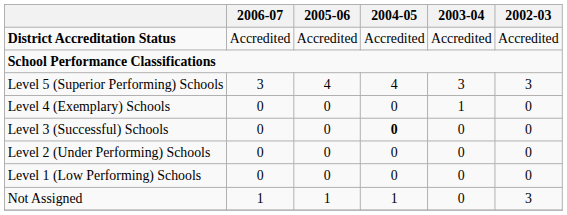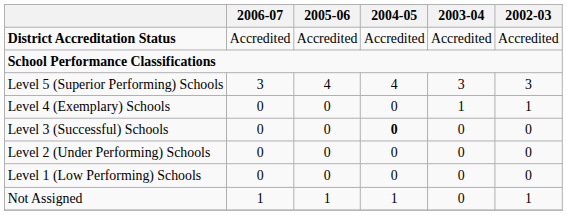(528, 107) 0 -> (528, 107) 1
(528, 198) 3 -> (528, 198) 1
